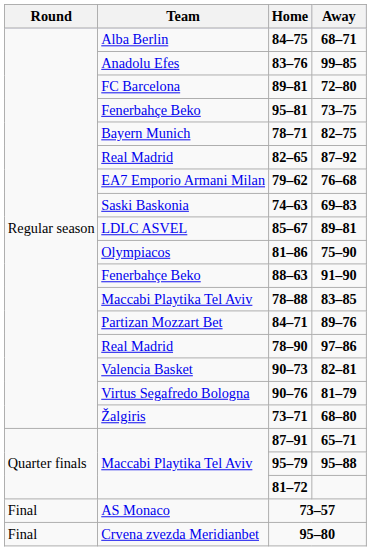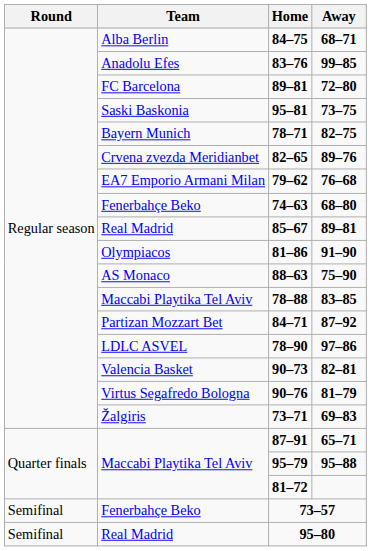(151, 110) Fenerbahçe Beko -> (145, 110) Saski Baskonia
(137, 157) Real Madrid -> (180, 157) Crvena zvezda Meridianbet
(339, 157) 87–92 -> (339, 157) 89–76
(145, 204) Saski Baskonia -> (151, 204) Fenerbahçe Beko
(339, 204) 69–83 -> (339, 204) 68–80
(144, 228) LDLC ASVEL -> (137, 228) Real Madrid
(339, 252) 75–90 -> (339, 252) 91–90
(151, 275) Fenerbahçe Beko -> (136, 275) AS Monaco
(339, 275) 91–90 -> (339, 275) 75–90
(339, 322) 89–76 -> (339, 322) 87–92
(137, 346) Real Madrid -> (144, 346) LDLC ASVEL
(339, 416) 68–80 -> (339, 416) 69–83
(22, 511) Final -> (36, 511) Semifinal
(136, 511) AS Monaco -> (151, 511) Fenerbahçe Beko
(22, 534) Final -> (36, 534) Semifinal
(180, 534) Crvena zvezda Meridianbet -> (137, 534) Real Madrid
